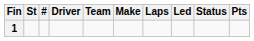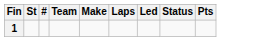- column: (66, 12)
